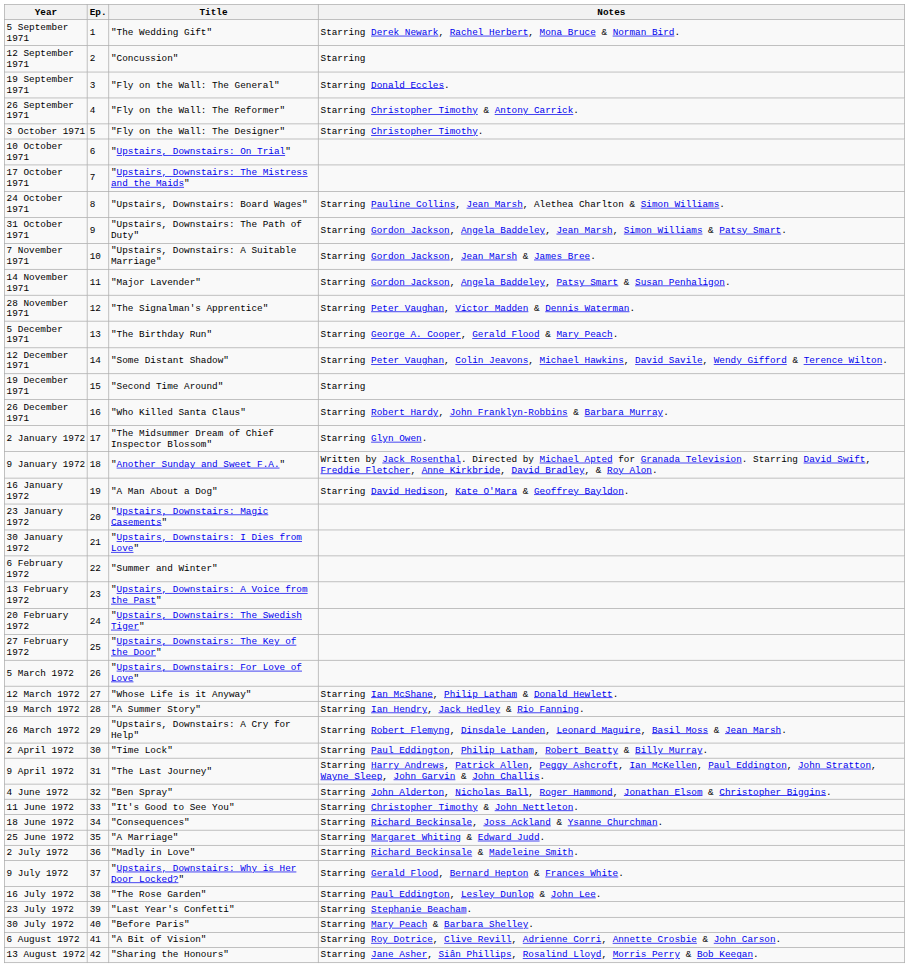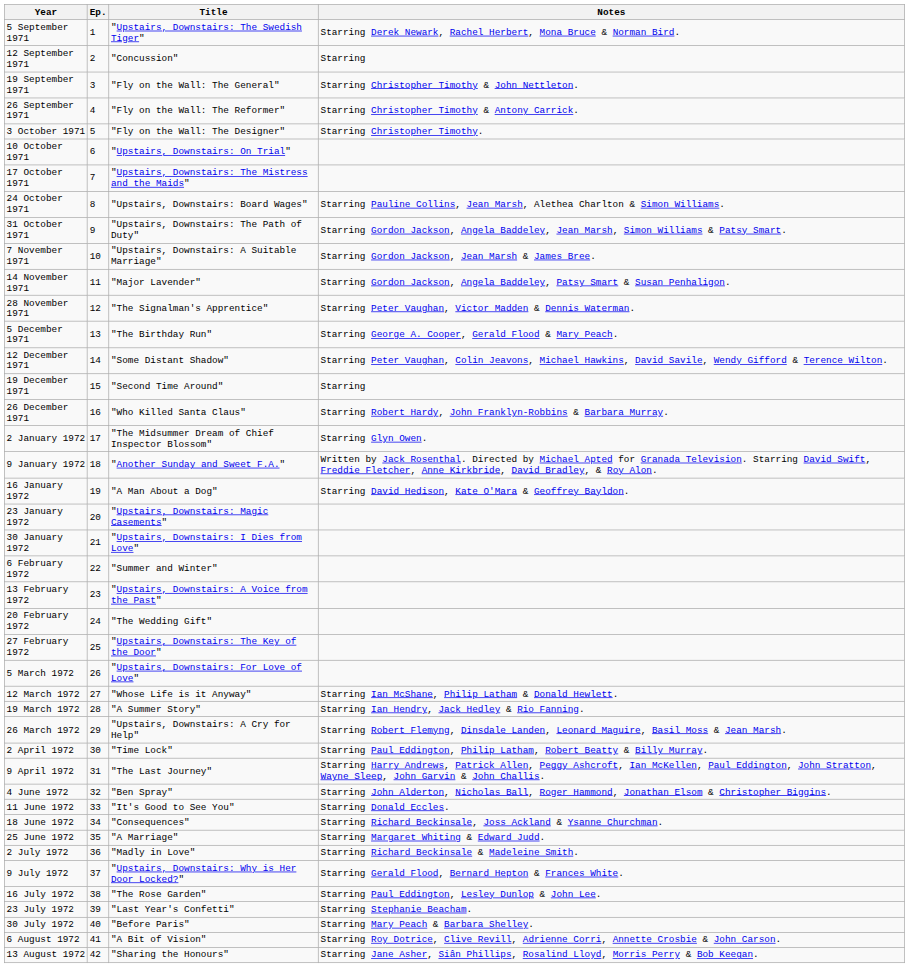(162, 33) "The Wedding Gift" -> (206, 33) "Upstairs, Downstairs: The Swedish Tiger"
(385, 85) Starring Donald Eccles. -> (450, 85) Starring Christopher Timothy & John Nettleton.
(206, 621) "Upstairs, Downstairs: The Swedish Tiger" -> (162, 621) "The Wedding Gift"
(450, 807) Starring Christopher Timothy & John Nettleton. -> (385, 807) Starring Donald Eccles.
